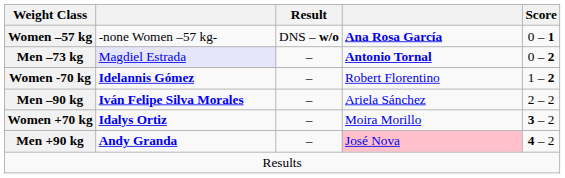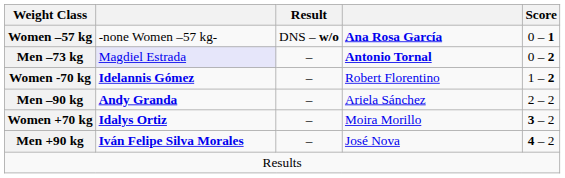(171, 99) Iván Felipe Silva Morales -> (138, 99) Andy Granda
(138, 141) Andy Granda -> (171, 141) Iván Felipe Silva Morales
(372, 141) pink background -> (372, 141) no background
